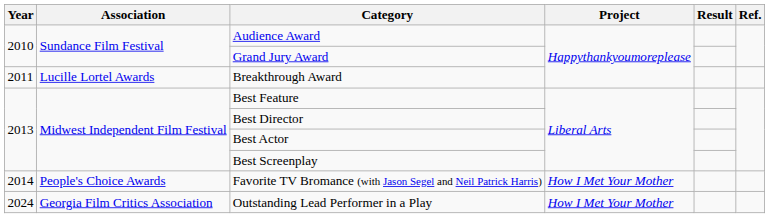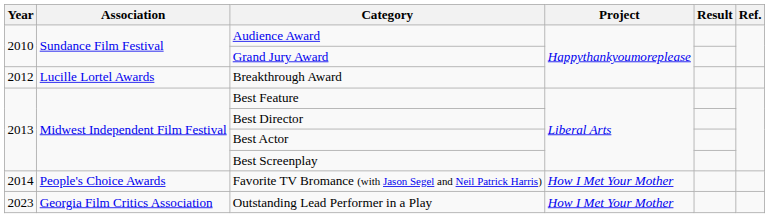(20, 77) 2011 -> (21, 77) 2012
(21, 202) 2024 -> (21, 202) 2023
